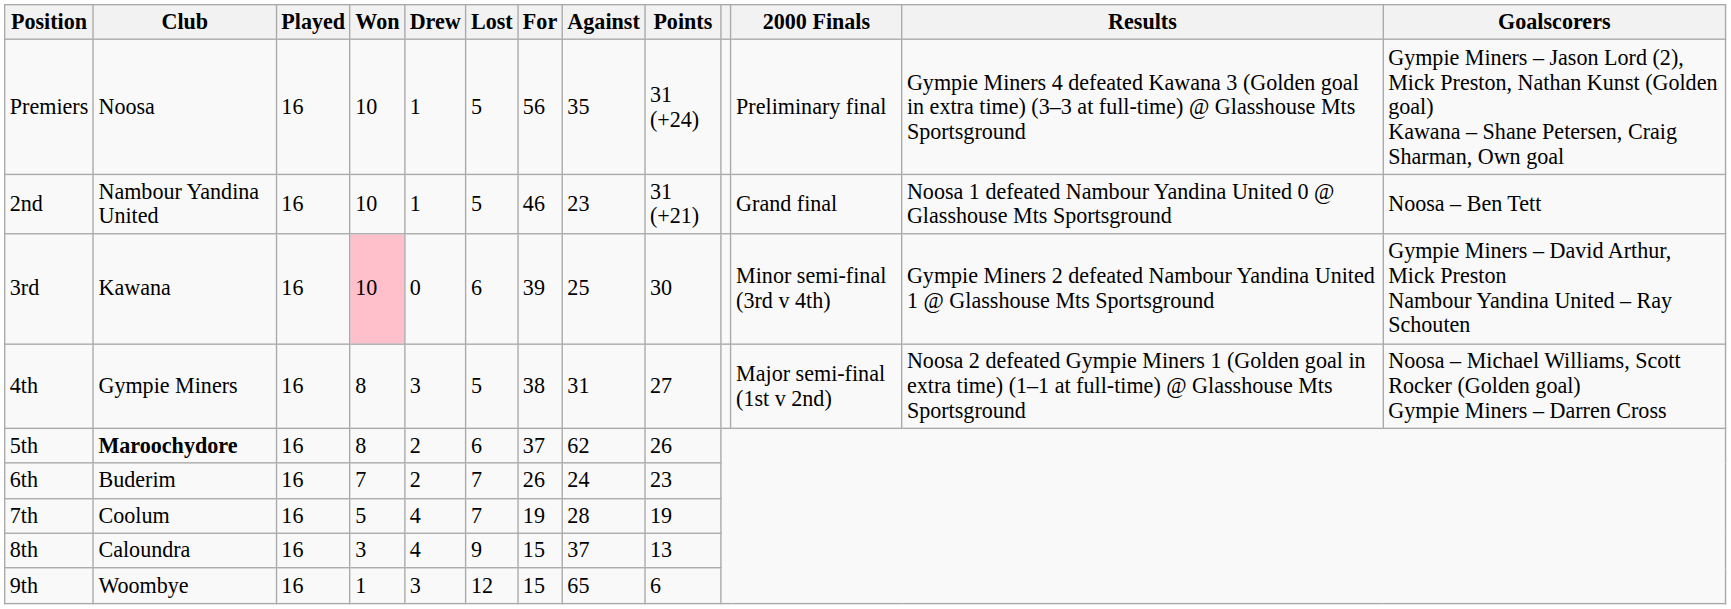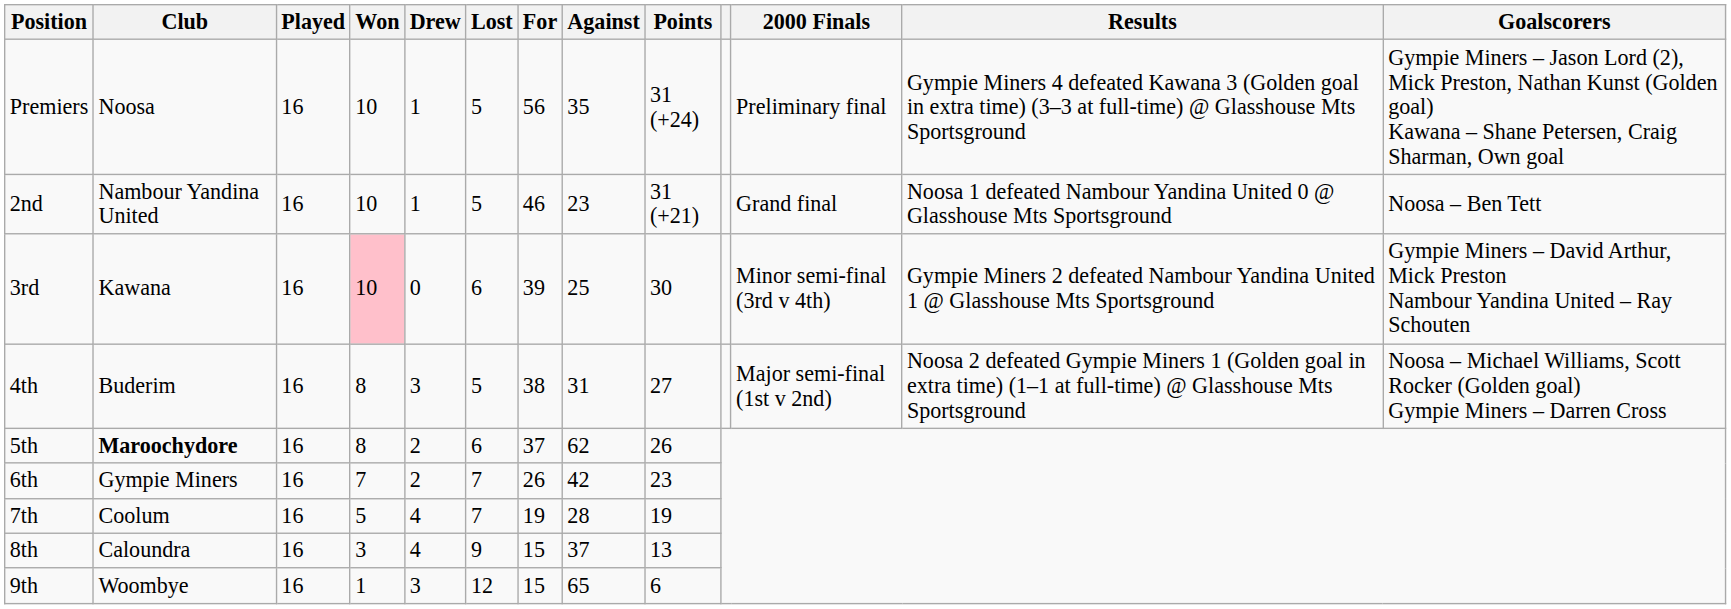(168, 385) Gympie Miners -> (137, 385) Buderim
(137, 480) Buderim -> (168, 480) Gympie Miners
(578, 480) 24 -> (578, 480) 42
